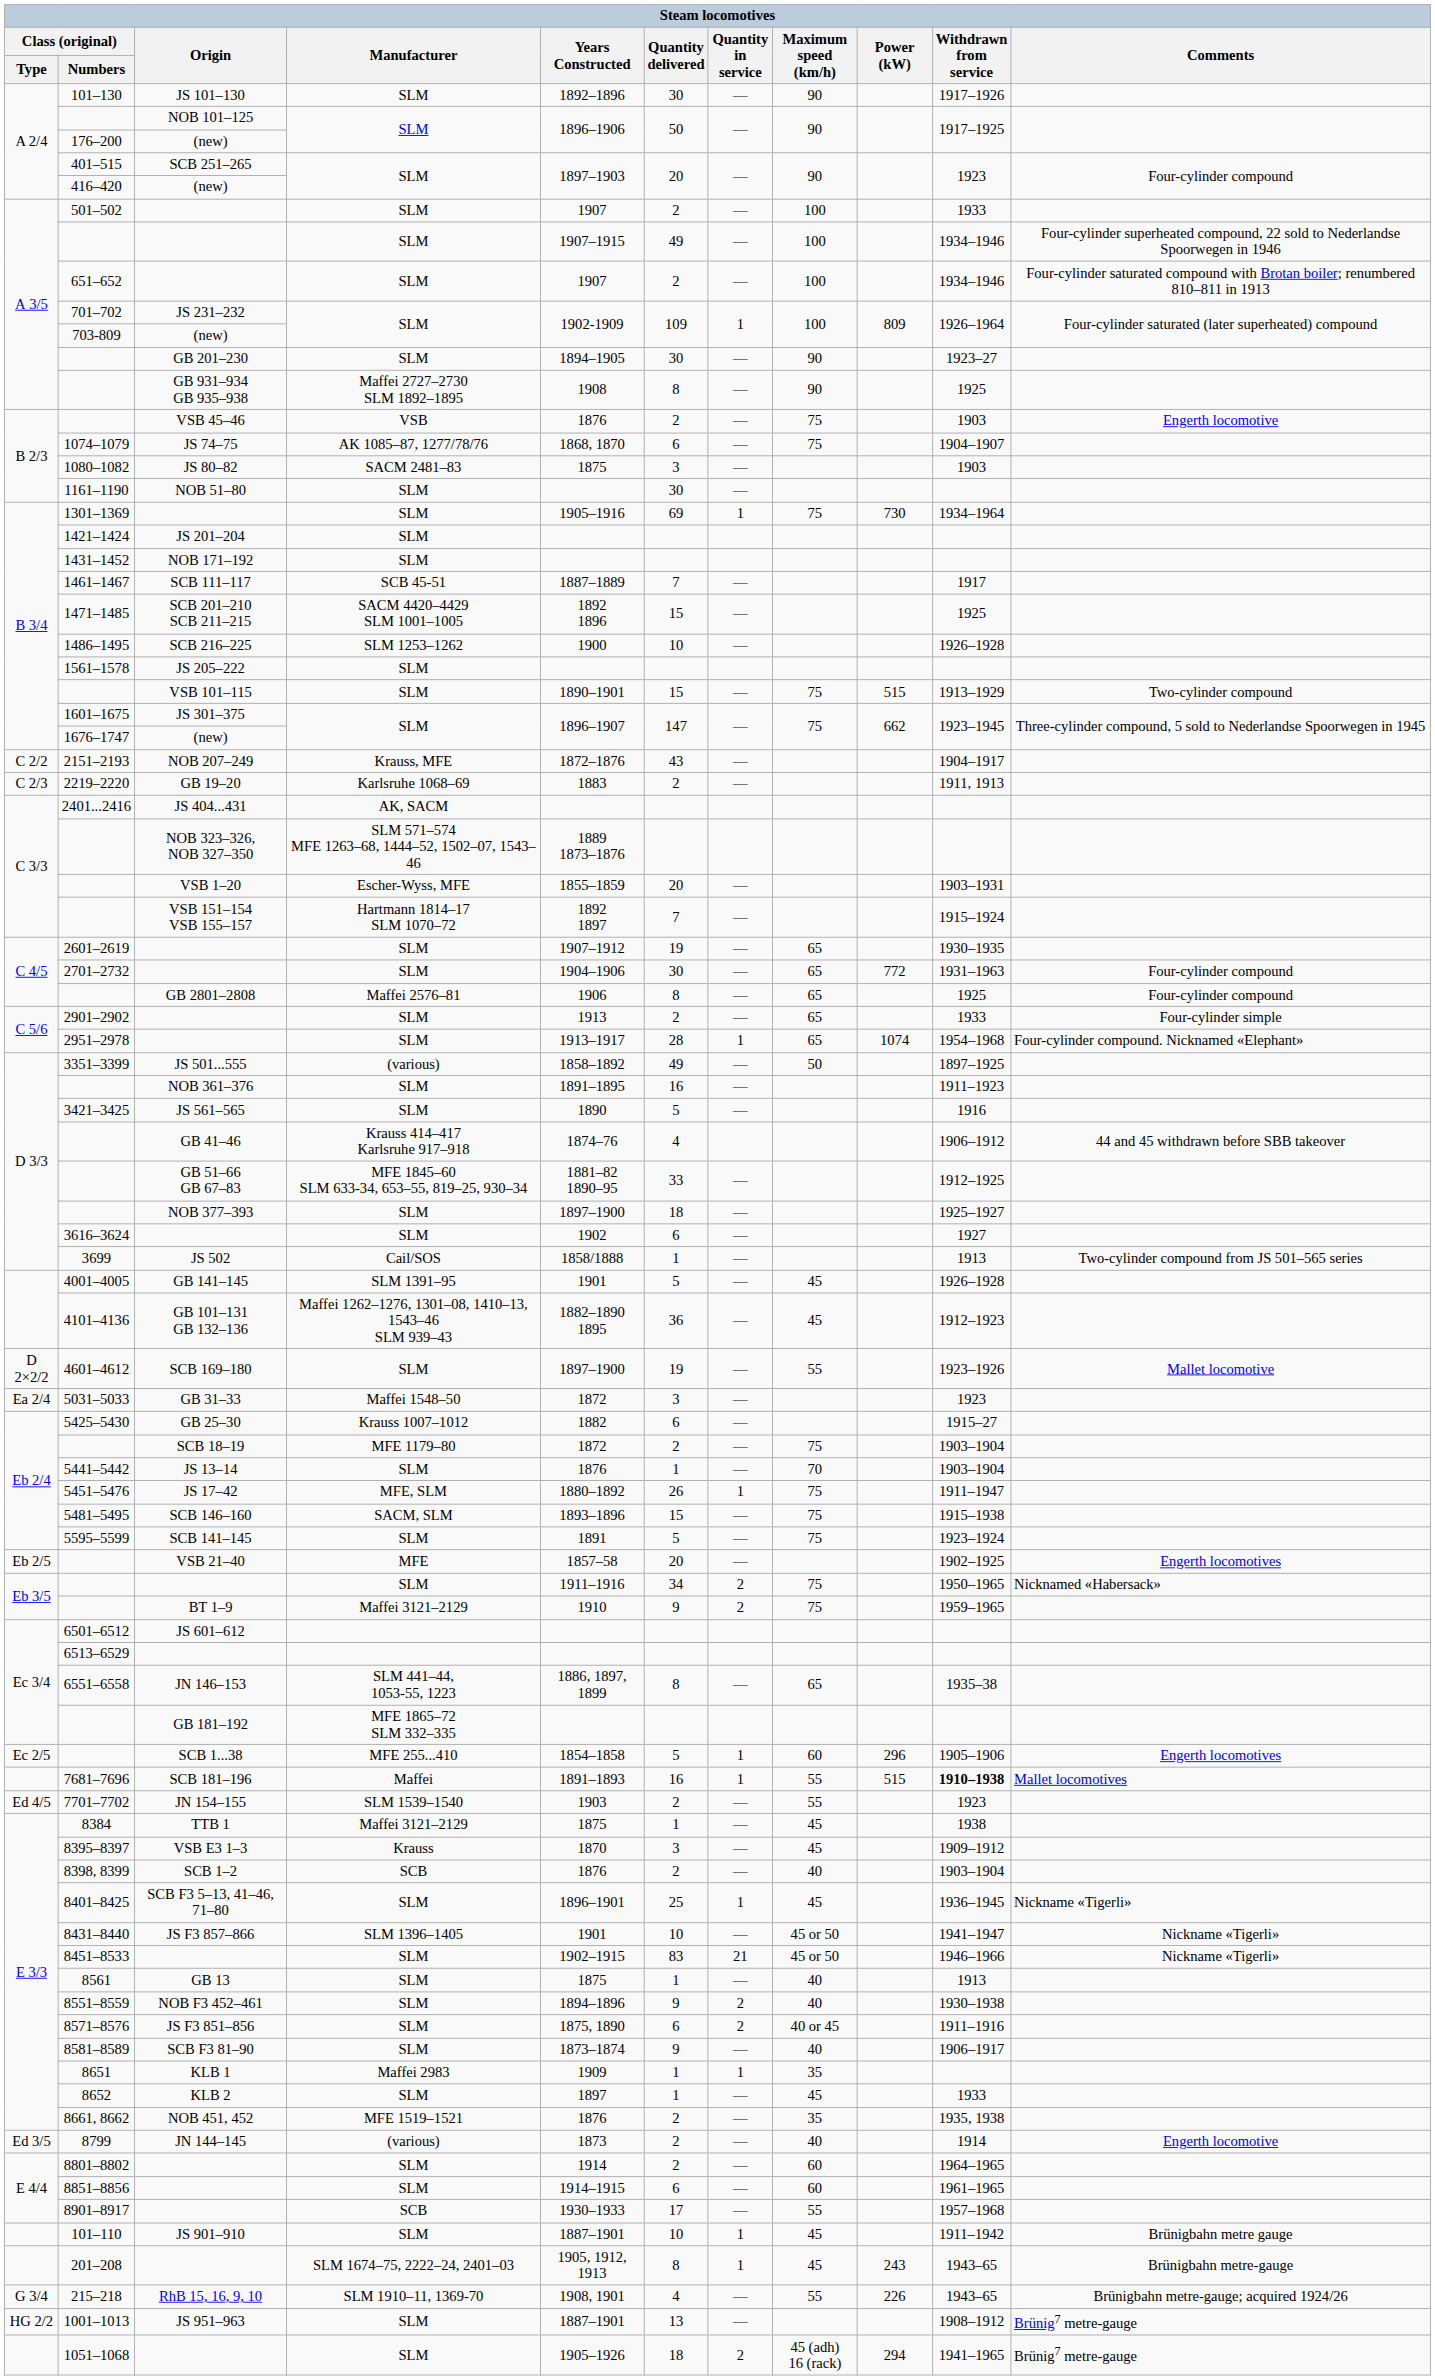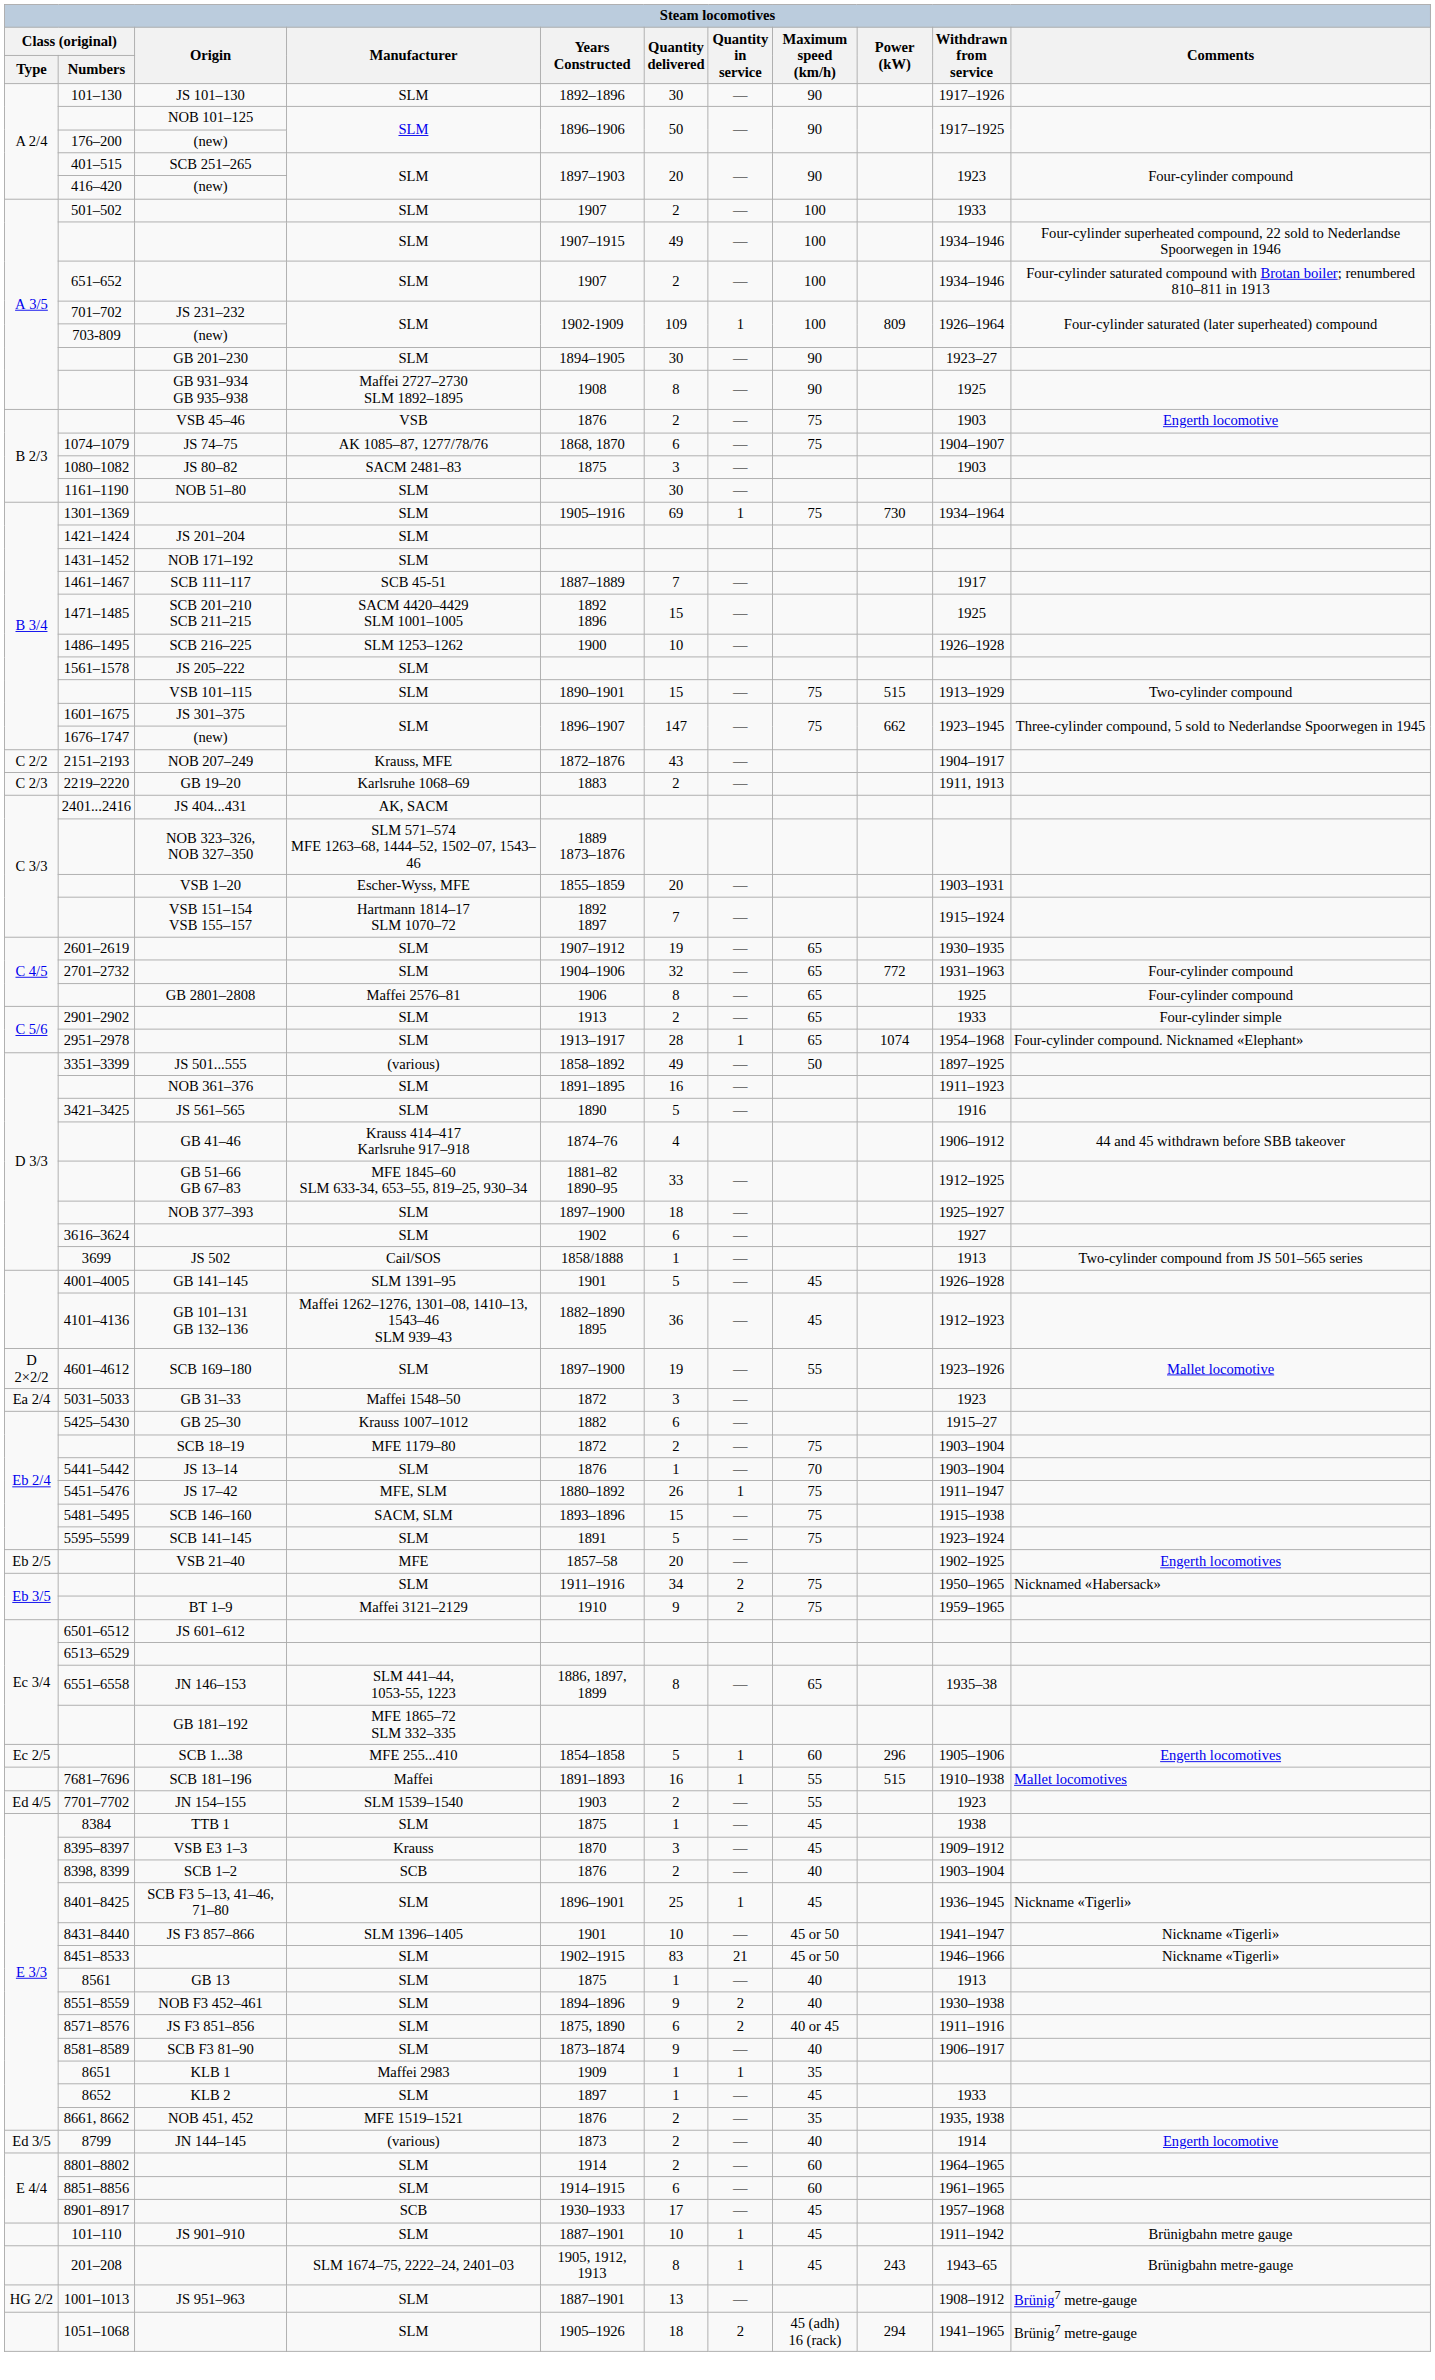(676, 971) 30 -> (676, 971) 32
(972, 1779) bold -> (972, 1779) normal
(413, 1825) Maffei 3121–2129 -> (413, 1825) SLM
(815, 2211) 55 -> (815, 2211) 45
- row: (96, 2296)
